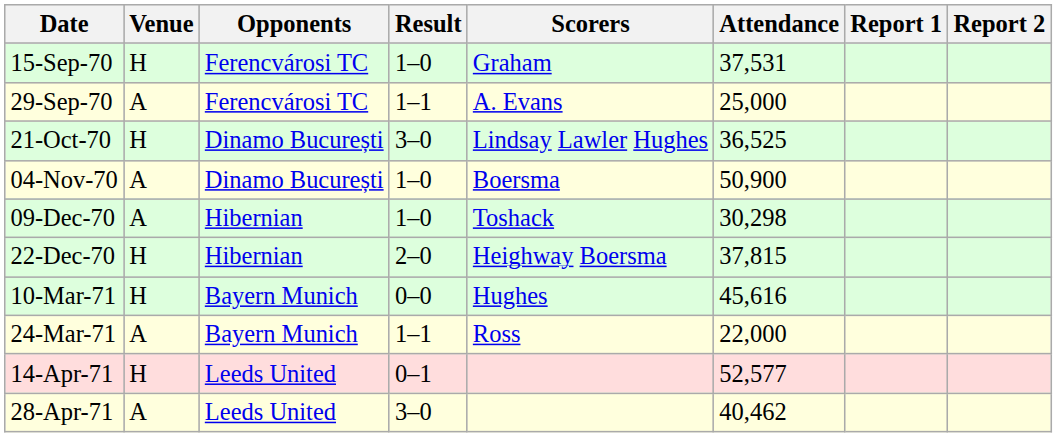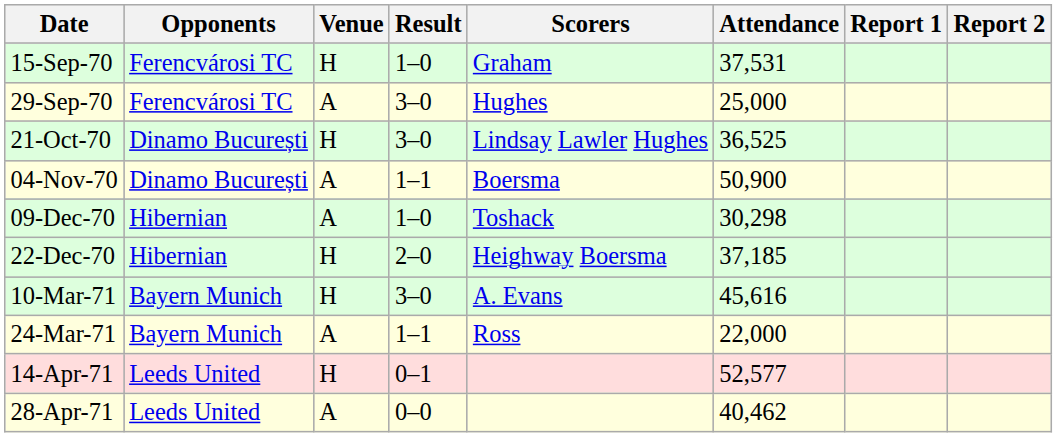columns swapped: (294, 23) <-> (161, 23)
(413, 101) 1–1 -> (413, 101) 3–0
(518, 101) A. Evans -> (510, 101) Hughes
(413, 179) 1–0 -> (413, 179) 1–1
(753, 256) 37,815 -> (753, 256) 37,185
(413, 295) 0–0 -> (413, 295) 3–0
(510, 295) Hughes -> (518, 295) A. Evans
(413, 412) 3–0 -> (413, 412) 0–0
